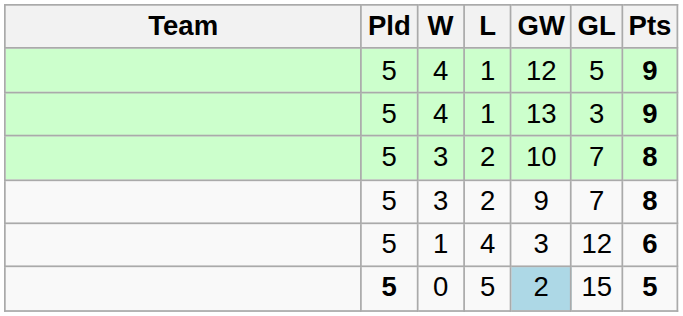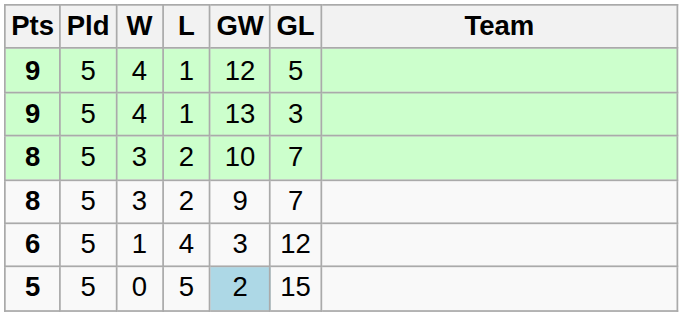columns swapped: (183, 26) <-> (650, 26)
(389, 288) bold -> (88, 288) normal
